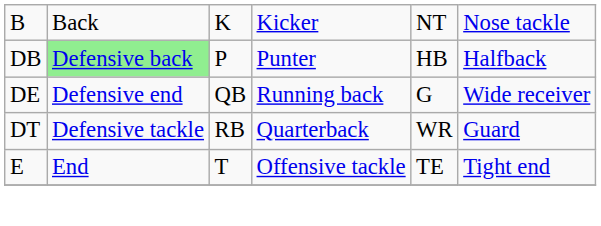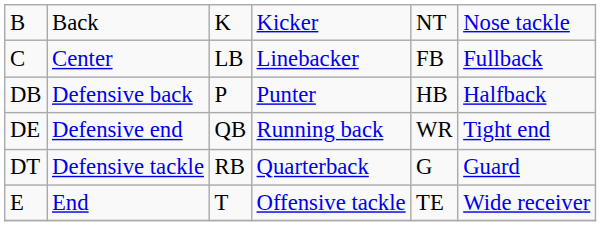+ row: (18, 58)
(122, 58) lightgreen background -> (122, 94) no background
(424, 94) G -> (434, 130) WR
(527, 94) Wide receiver -> (507, 130) Tight end
(434, 130) WR -> (424, 166) G
(507, 166) Tight end -> (527, 202) Wide receiver
